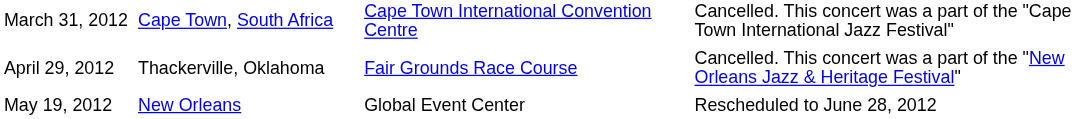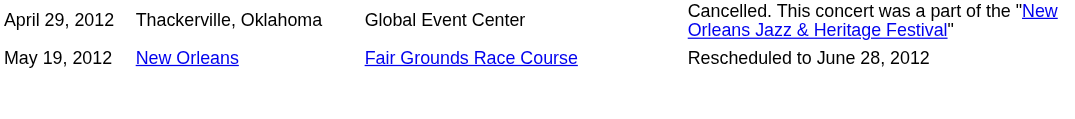- row: (66, 20)
(471, 67) Fair Grounds Race Course -> (445, 20) Global Event Center
(445, 105) Global Event Center -> (471, 57) Fair Grounds Race Course
